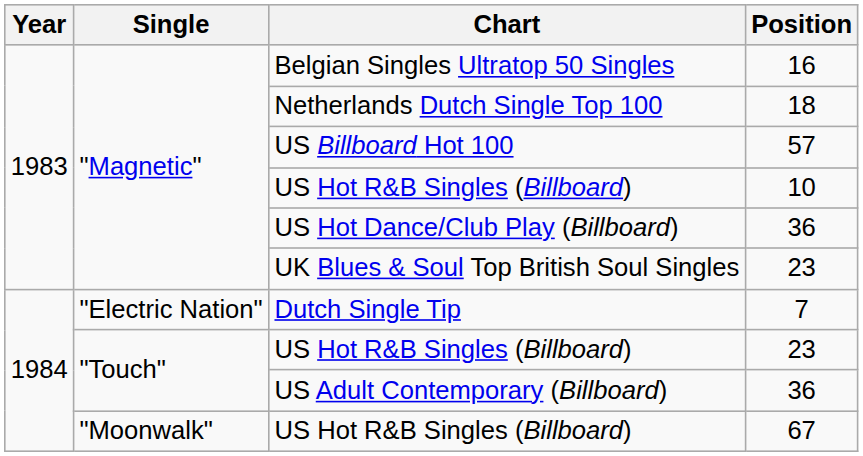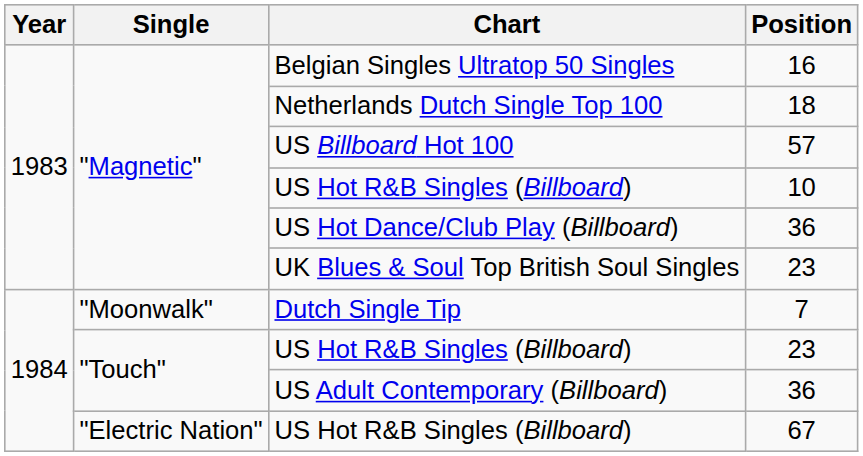(171, 308) "Electric Nation" -> (146, 308) "Moonwalk"
(146, 430) "Moonwalk" -> (171, 430) "Electric Nation"
